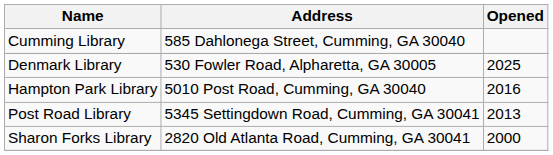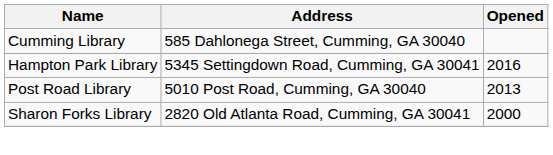- row: (65, 65)
(295, 89) 5010 Post Road, Cumming, GA 30040 -> (322, 65) 5345 Settingdown Road, Cumming, GA 30041
(322, 114) 5345 Settingdown Road, Cumming, GA 30041 -> (295, 89) 5010 Post Road, Cumming, GA 30040
